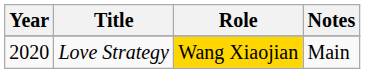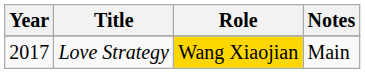(29, 52) 2020 -> (29, 52) 2017
